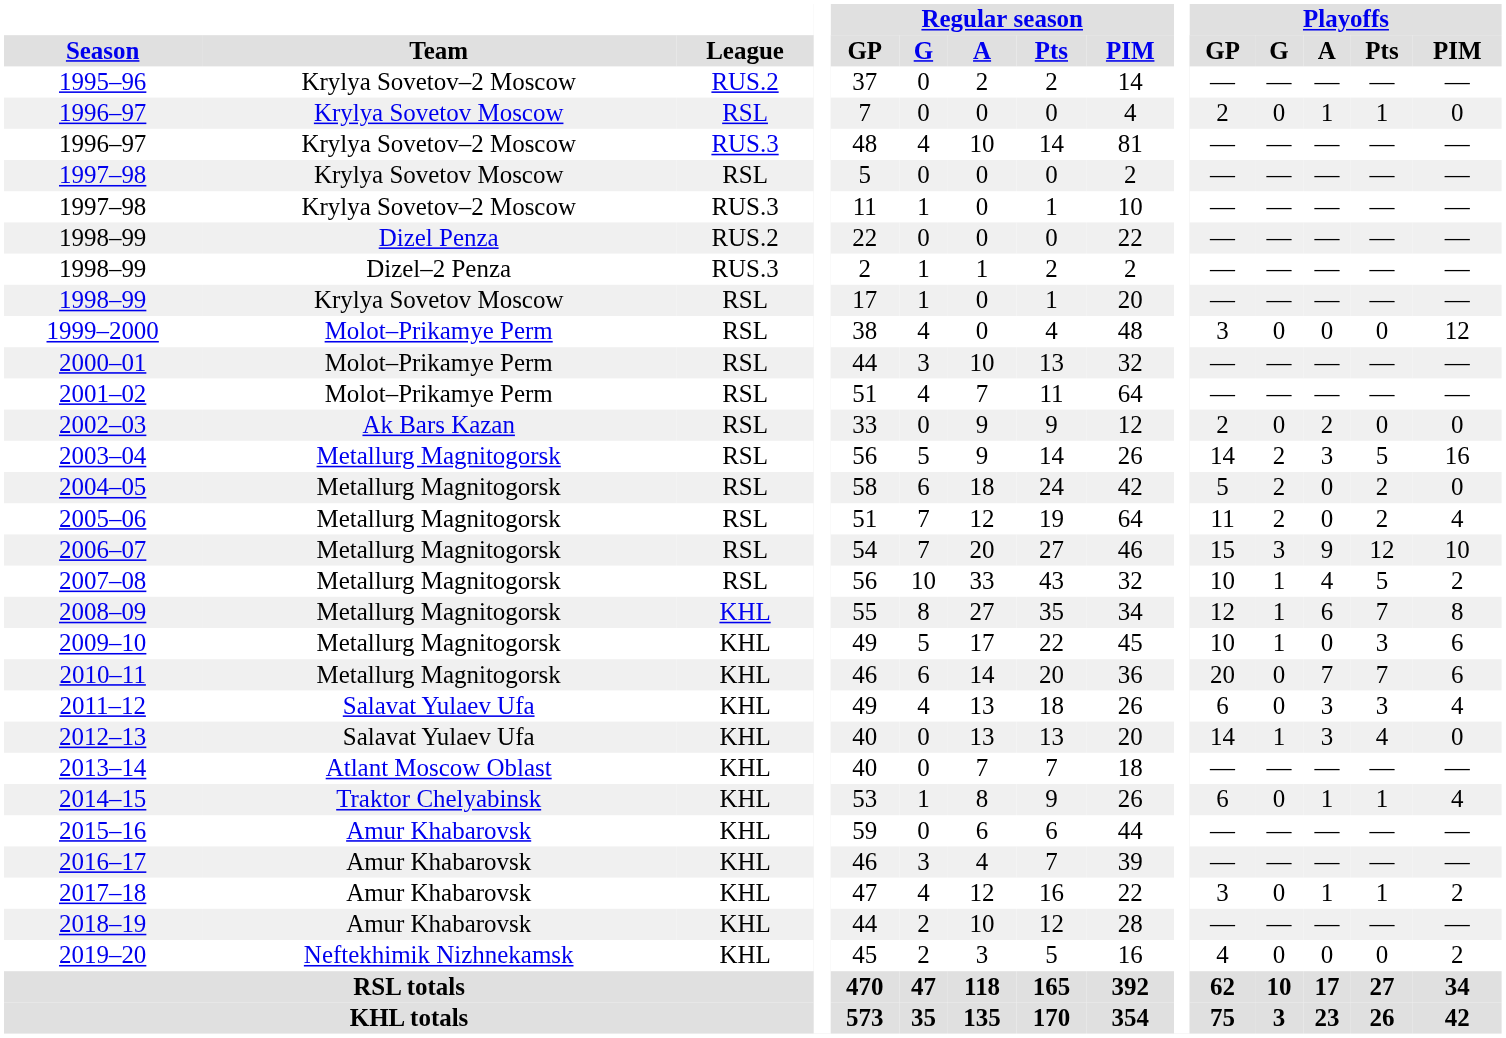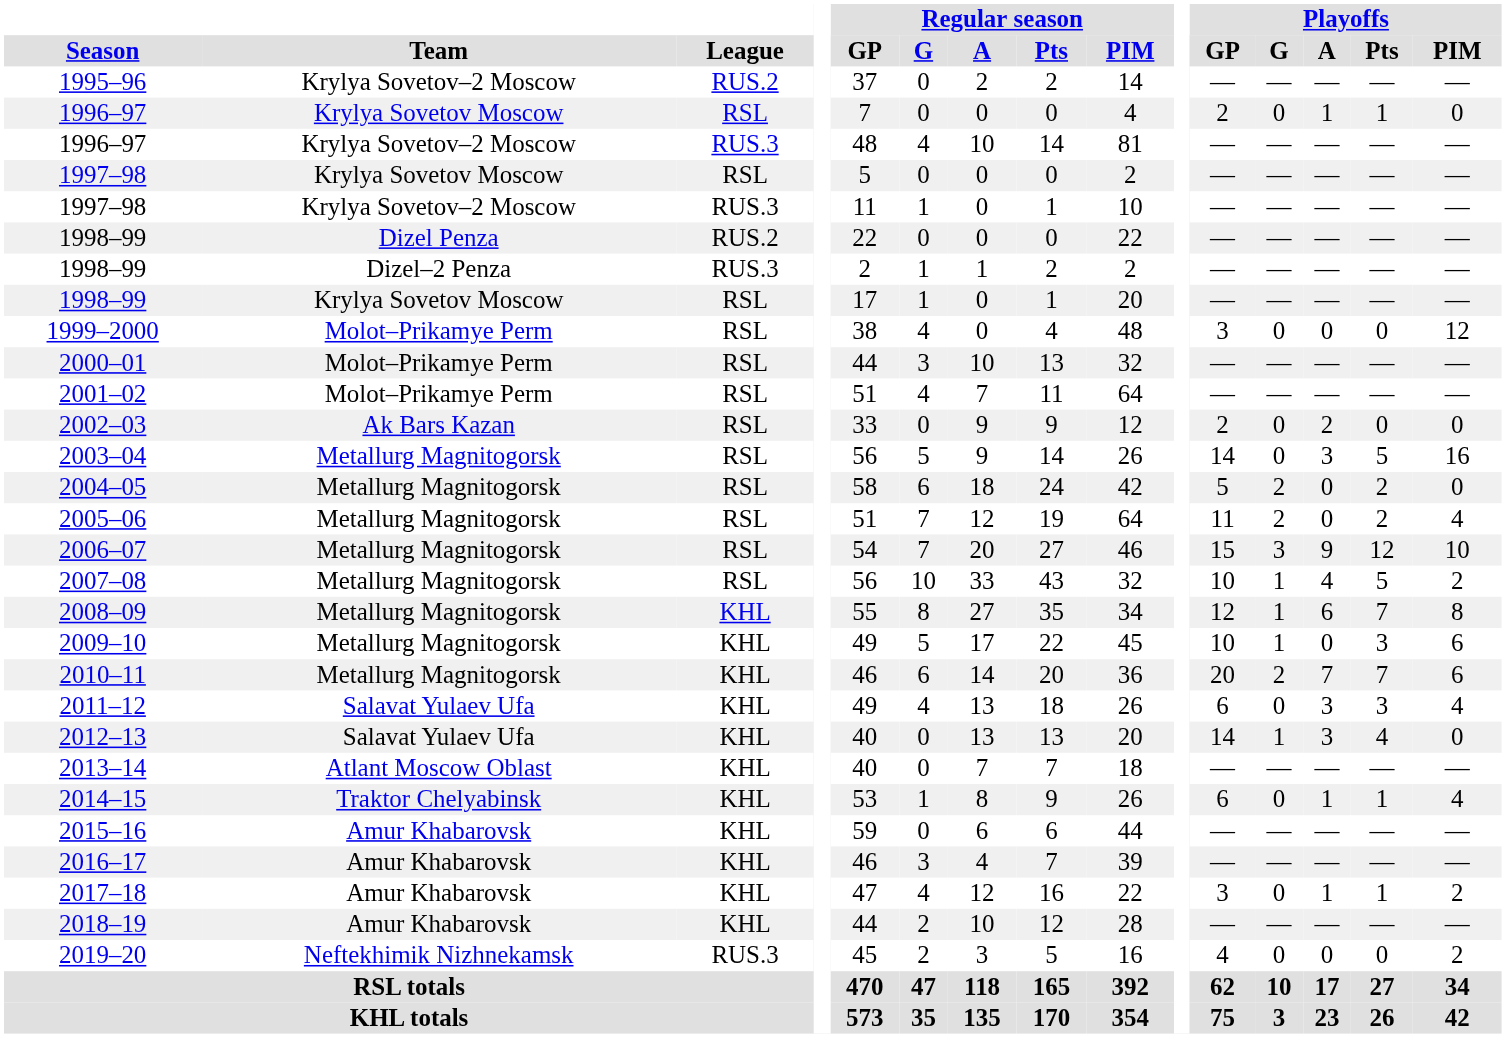(1279, 456) 2 -> (1279, 456) 0
(1279, 674) 0 -> (1279, 674) 2
(745, 955) KHL -> (745, 955) RUS.3
